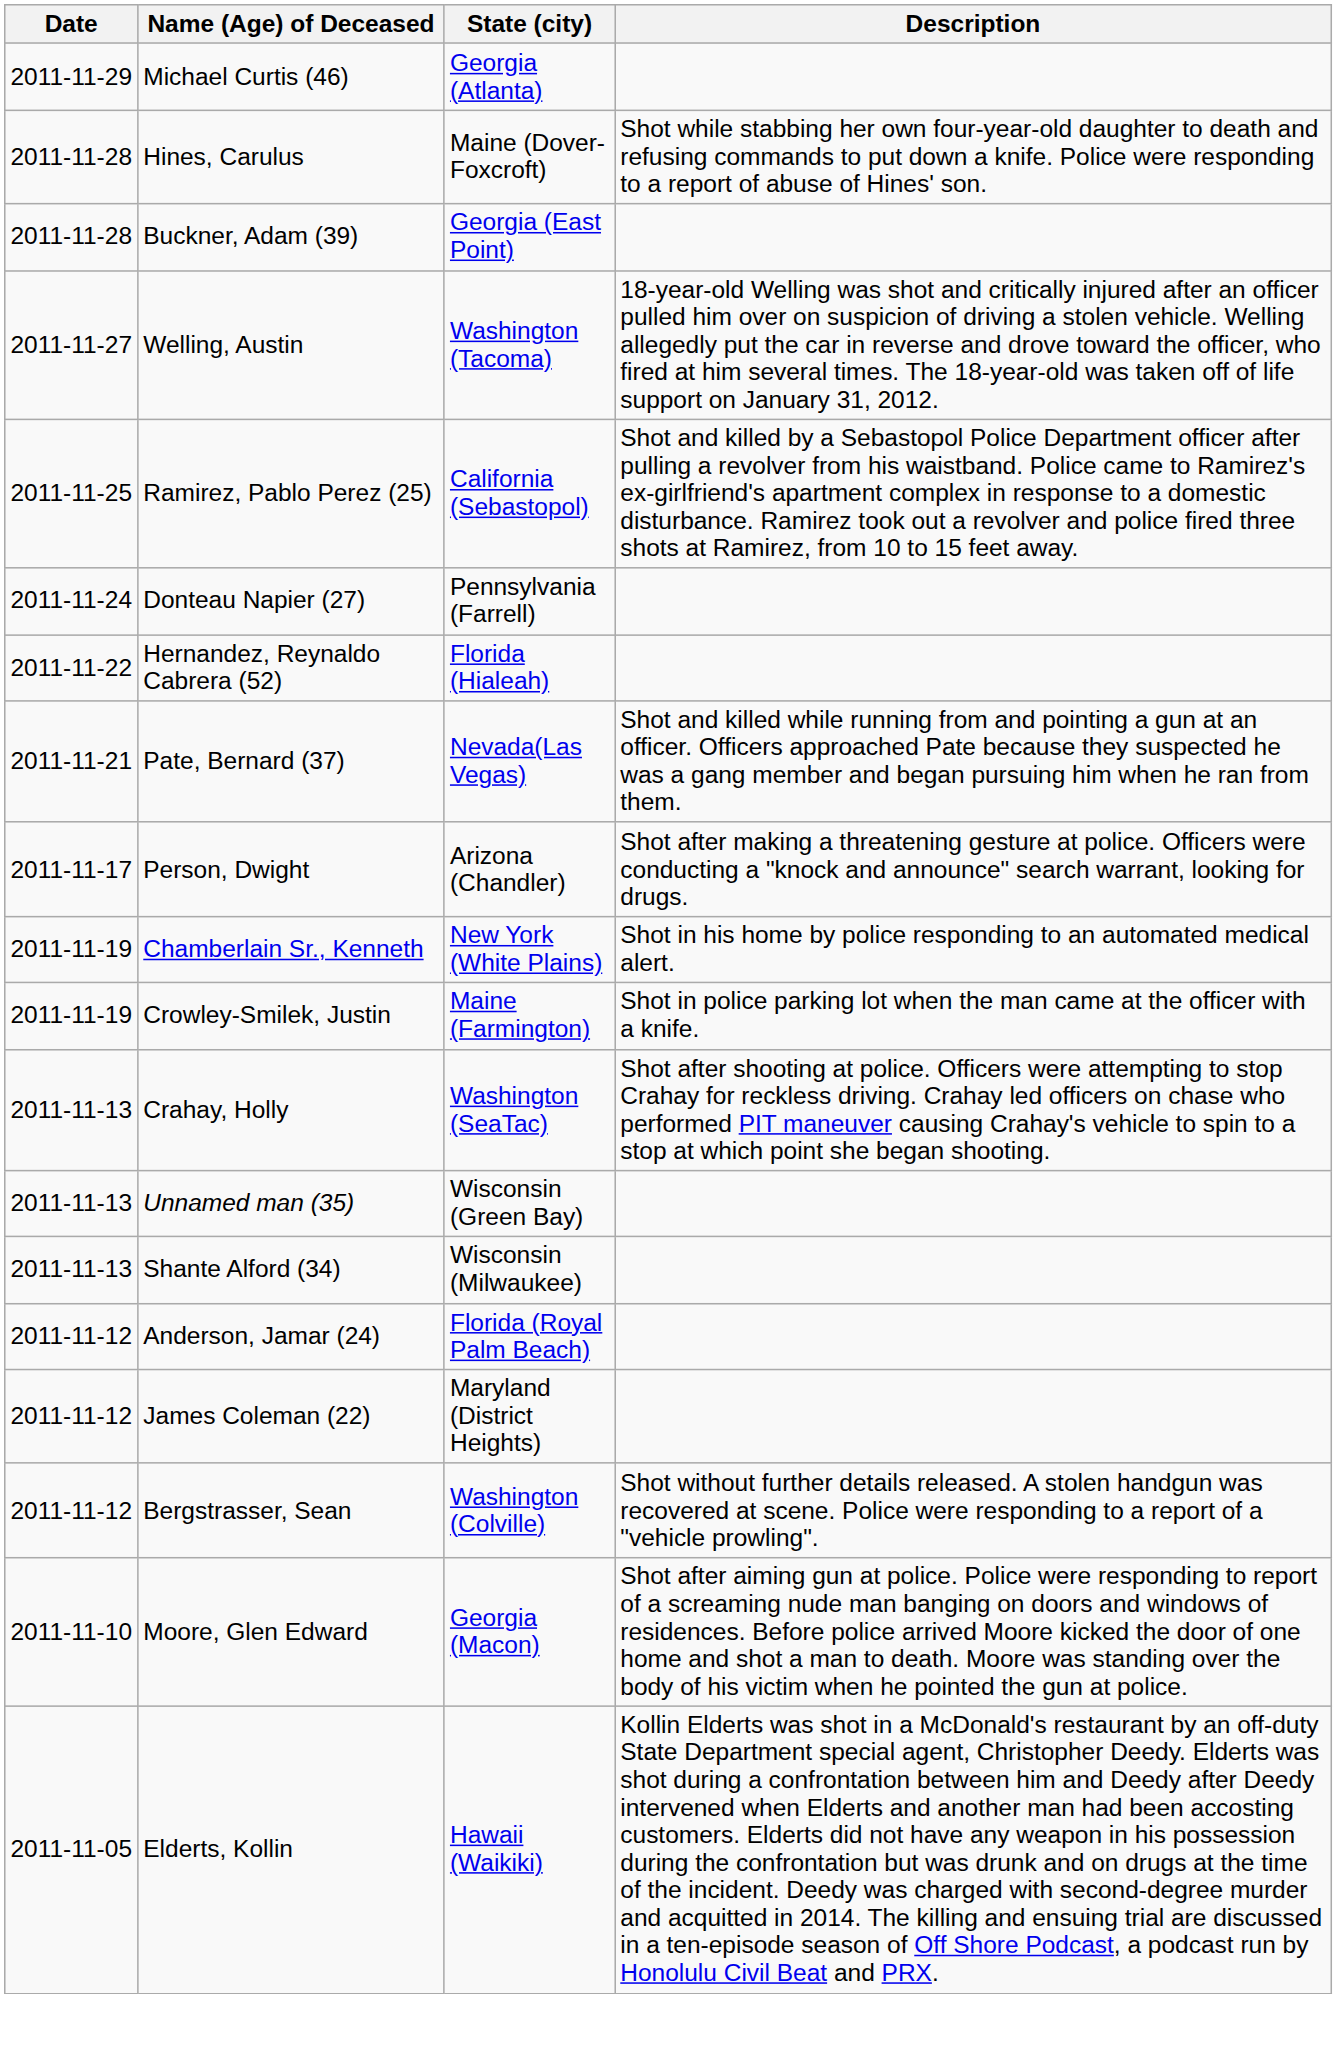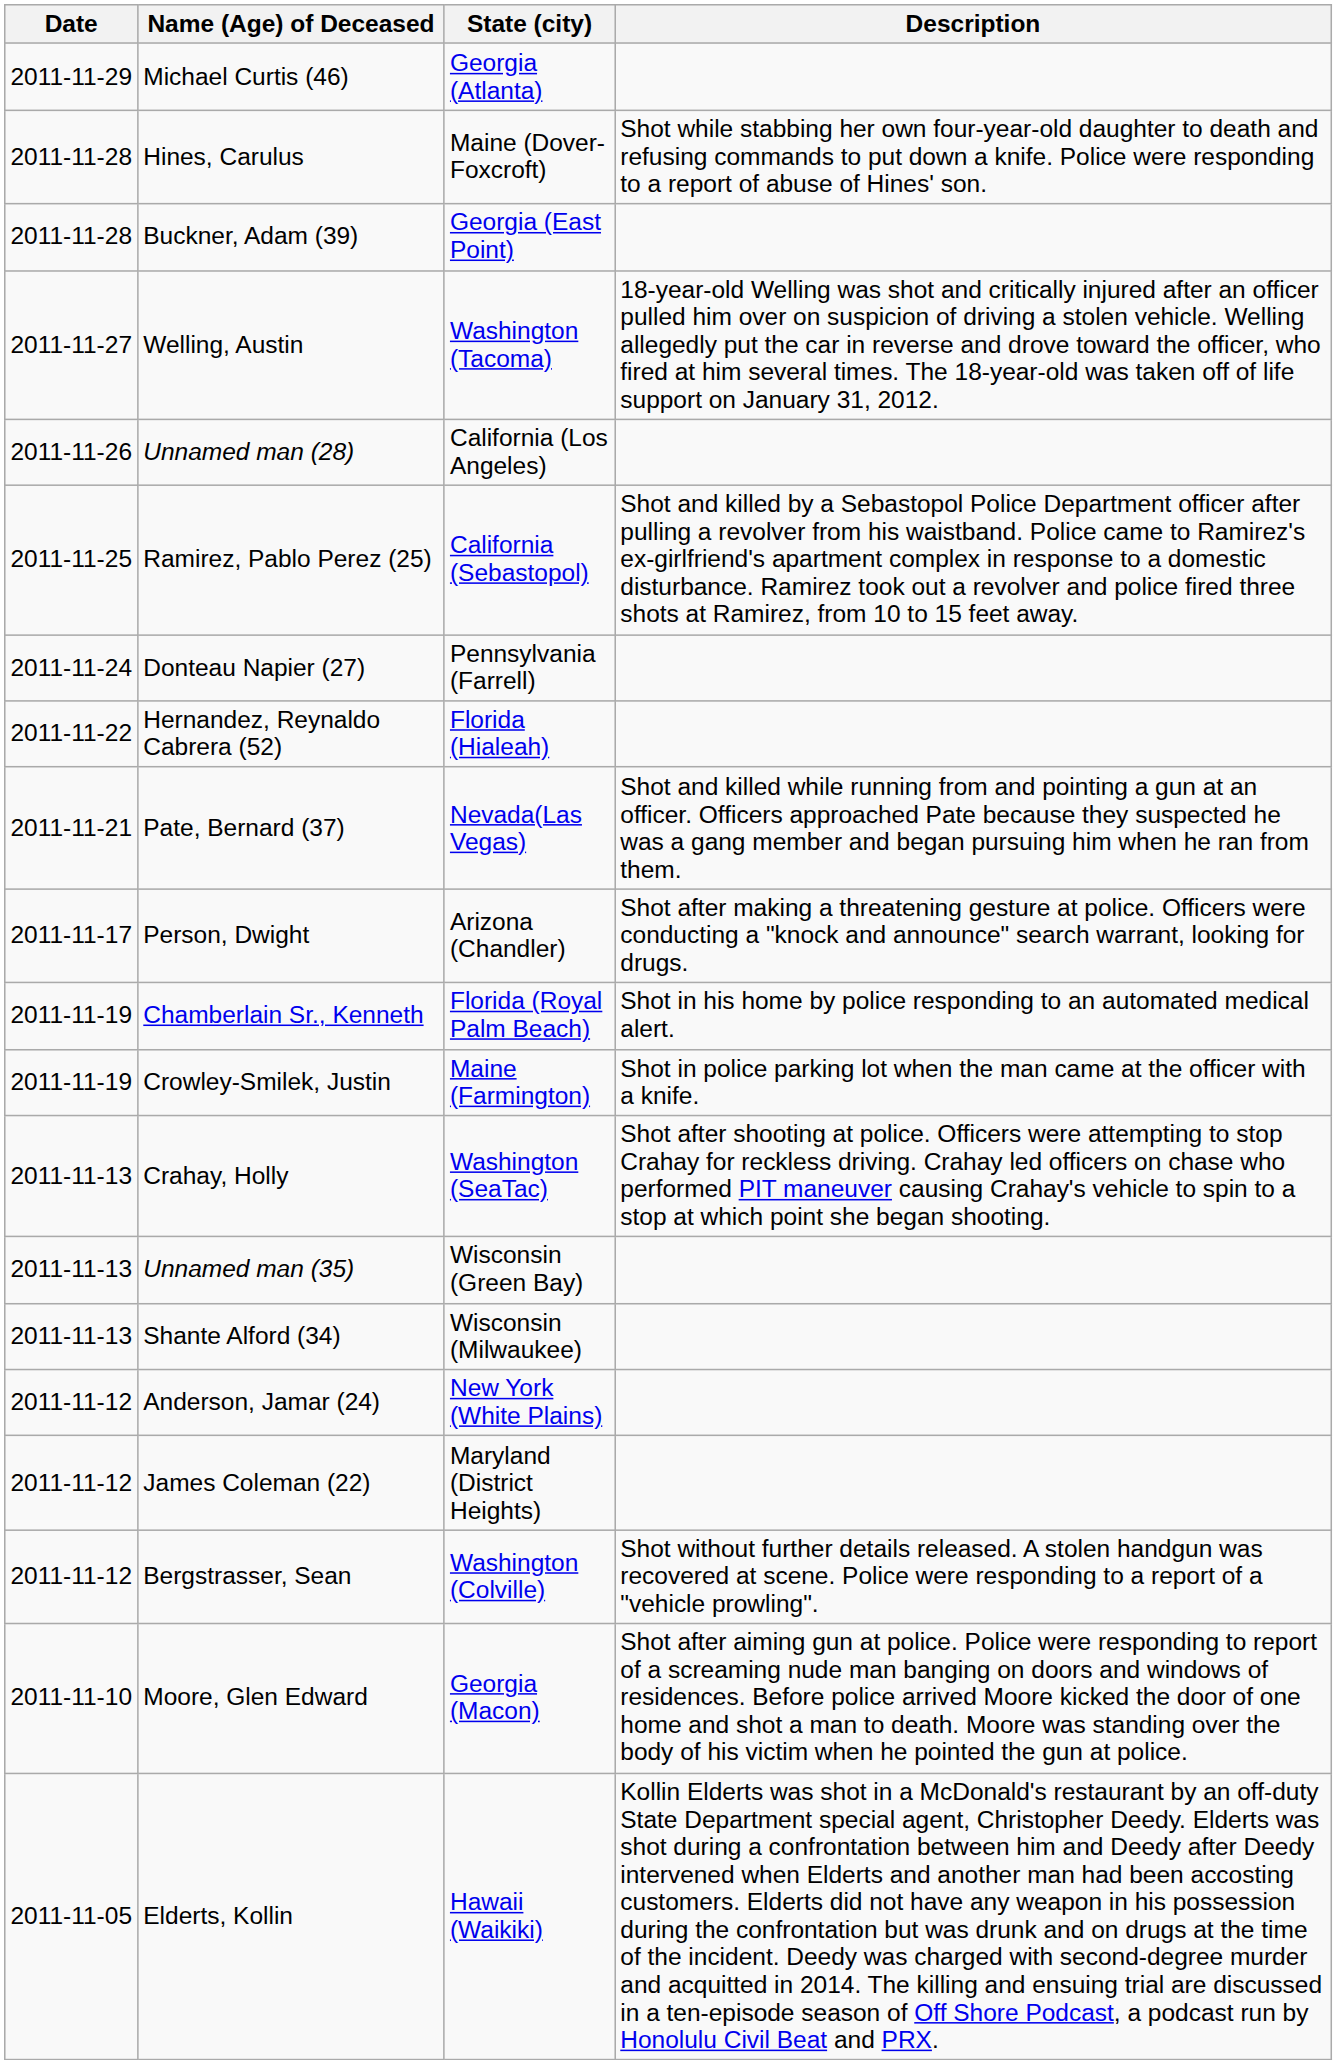+ row: (249, 452)
(526, 949) New York (White Plains) -> (526, 1015) Florida (Royal Palm Beach)
(526, 1336) Florida (Royal Palm Beach) -> (526, 1402) New York (White Plains)
